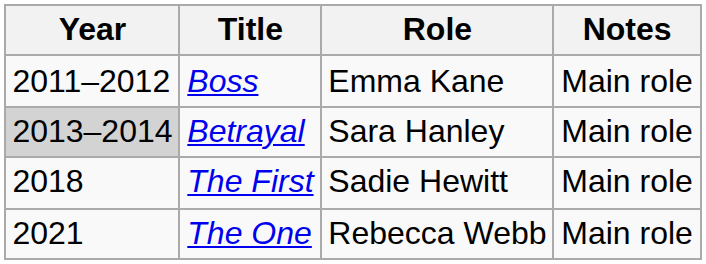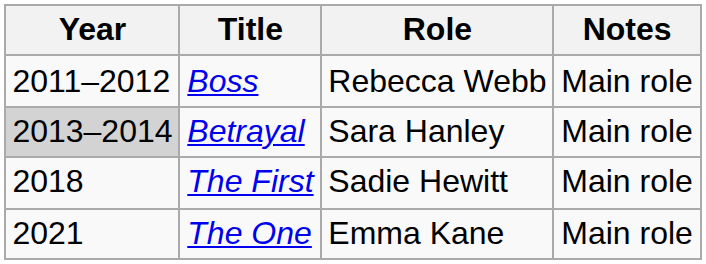(416, 80) Emma Kane -> (437, 80) Rebecca Webb
(437, 232) Rebecca Webb -> (416, 232) Emma Kane
